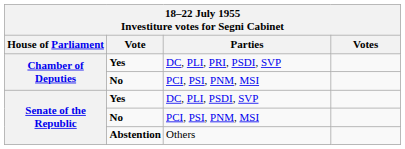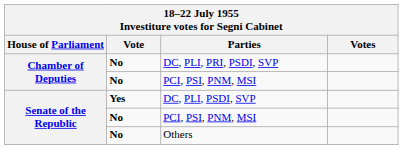(117, 62) Yes -> (116, 62) No
(135, 135) Abstention -> (116, 135) No
